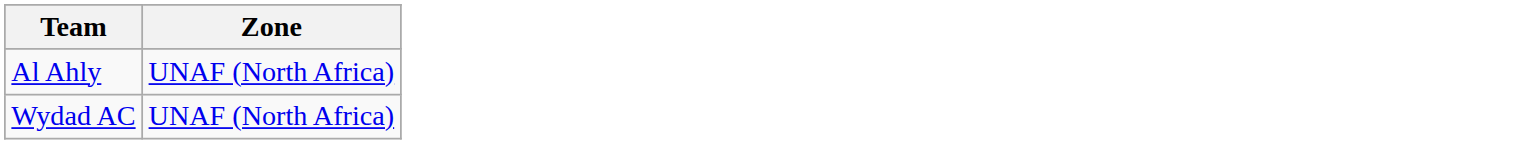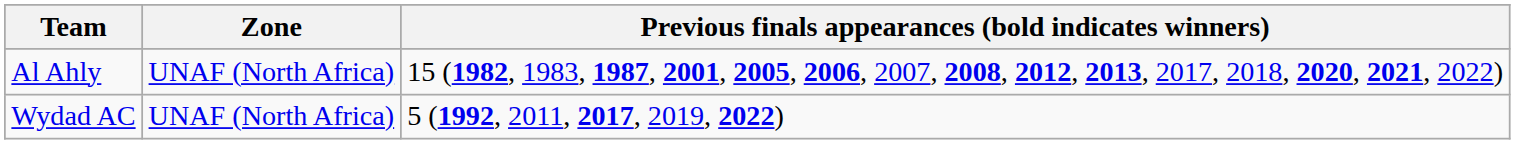+ column: (955, 26)
